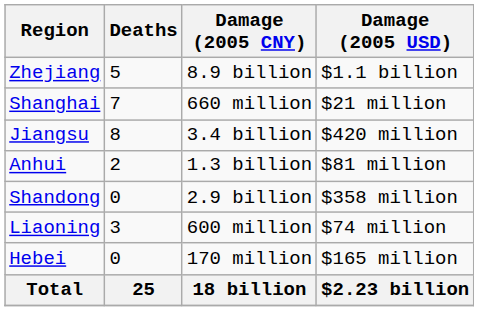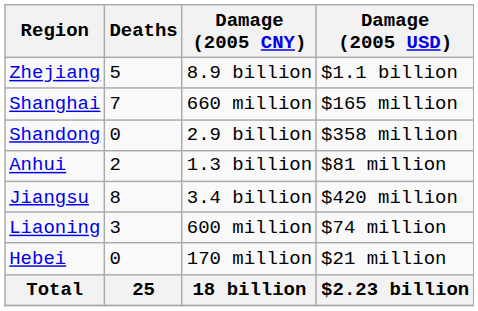(384, 104) $21 million -> (389, 104) $165 million
rows swapped: (49, 135) <-> (55, 197)
(389, 259) $165 million -> (384, 259) $21 million
